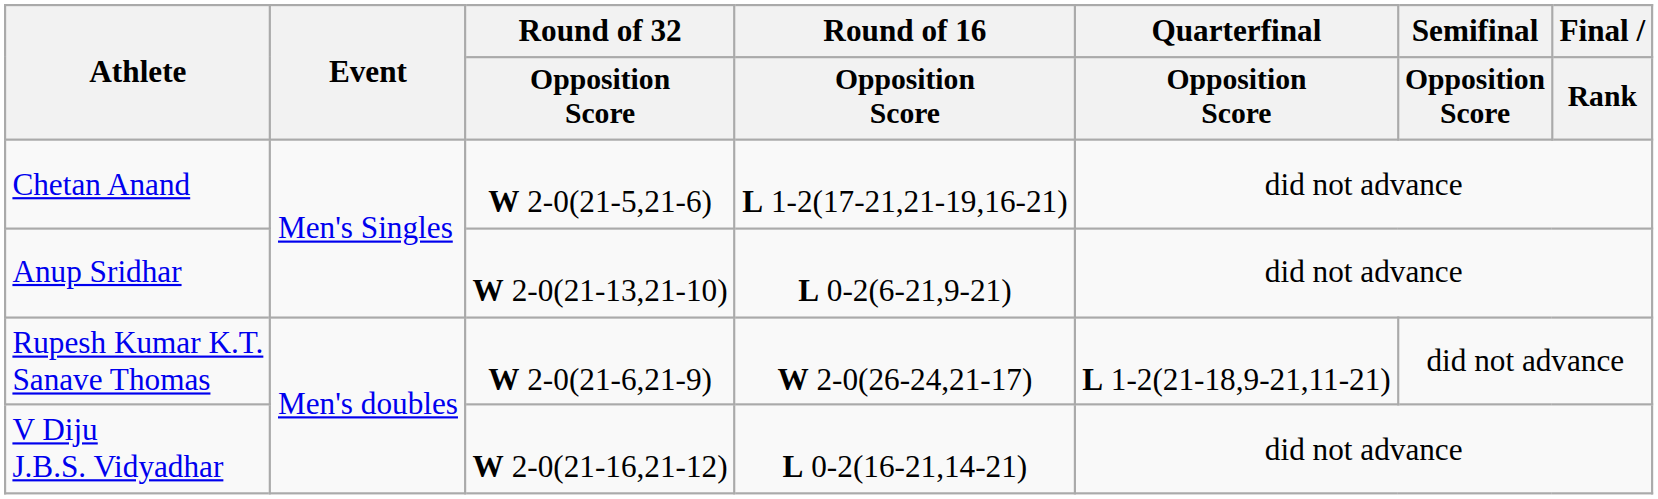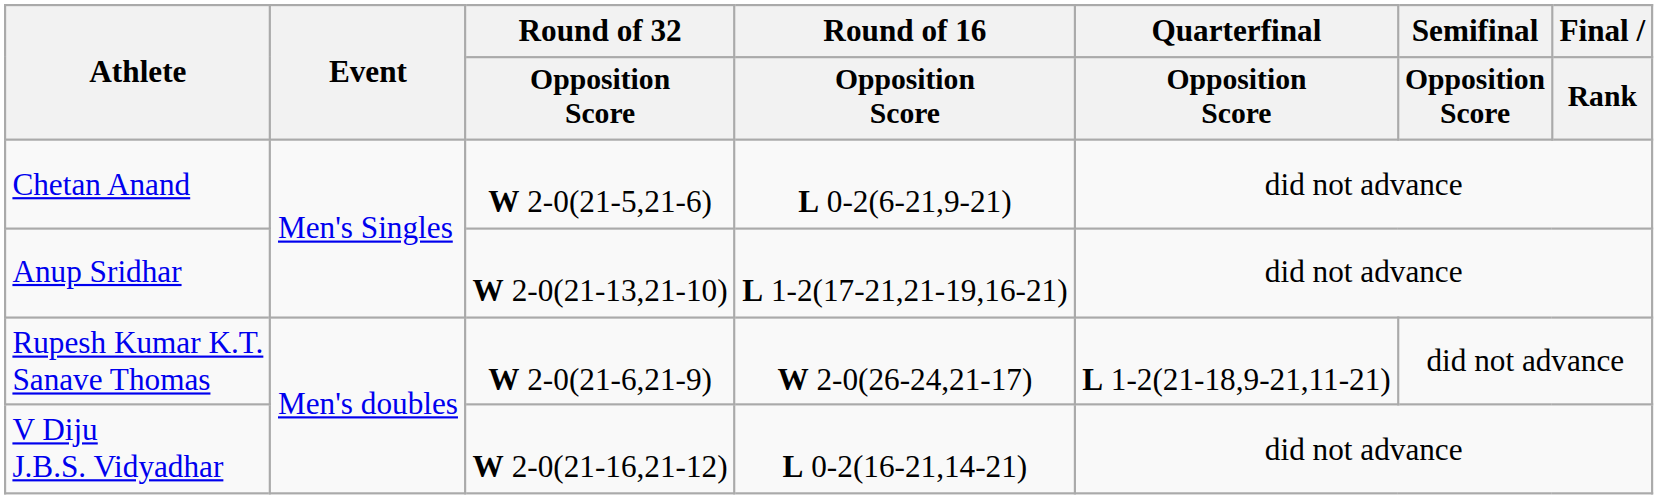(905, 202) L 1-2(17-21,21-19,16-21) -> (905, 202) L 0-2(6-21,9-21)
(905, 290) L 0-2(6-21,9-21) -> (905, 290) L 1-2(17-21,21-19,16-21)
